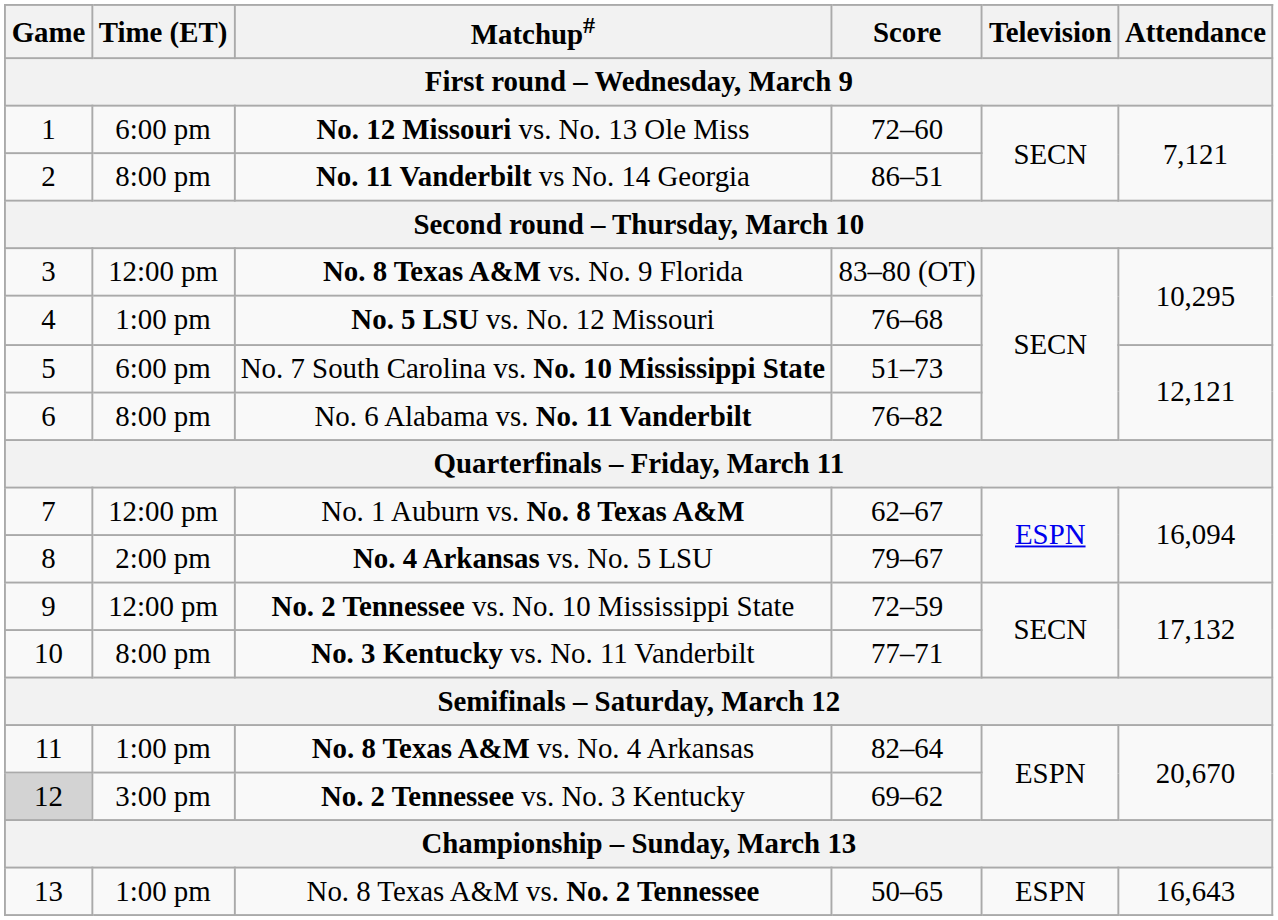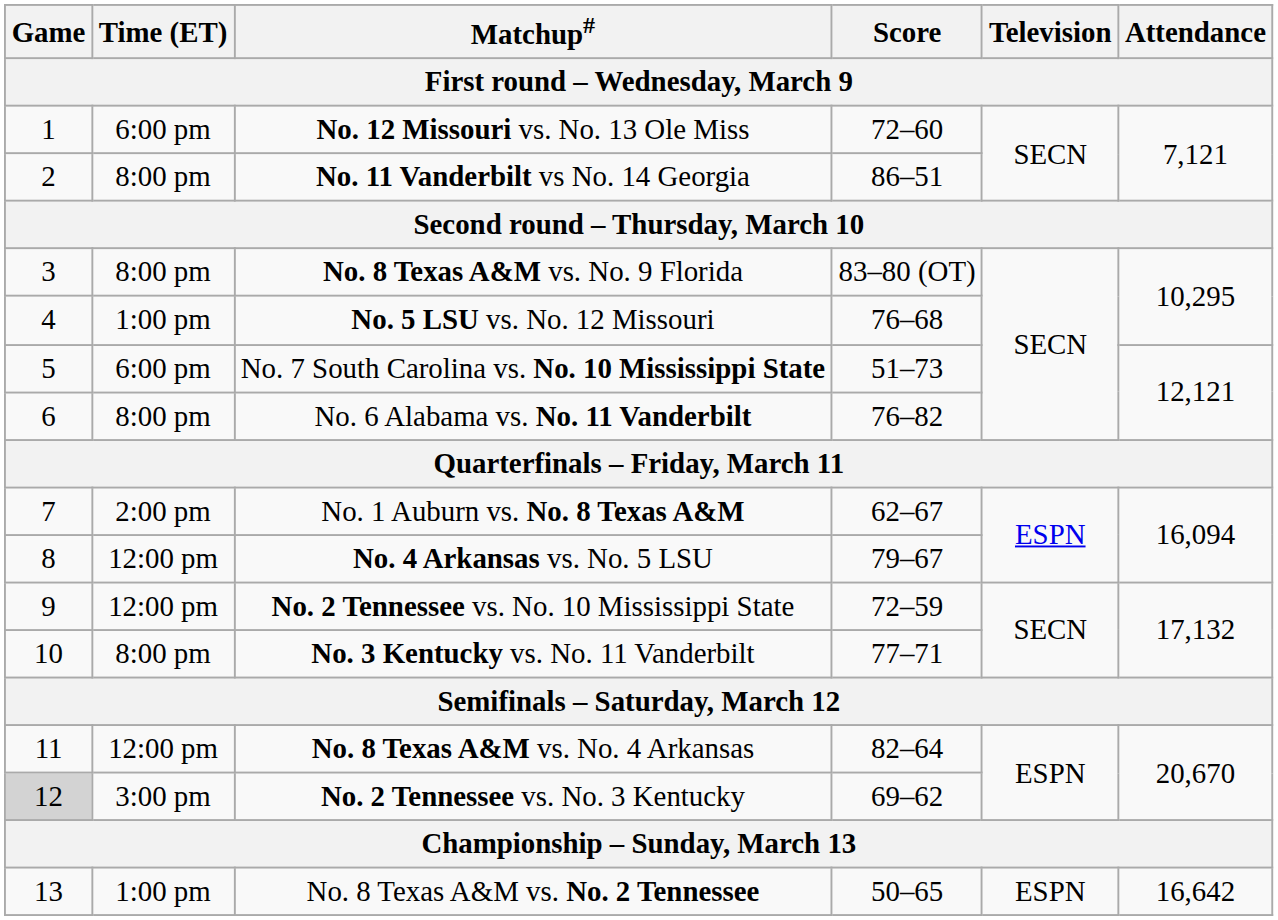(163, 272) 12:00 pm -> (163, 272) 8:00 pm
(163, 510) 12:00 pm -> (163, 510) 2:00 pm
(163, 558) 2:00 pm -> (163, 558) 12:00 pm
(163, 748) 1:00 pm -> (163, 748) 12:00 pm
(1195, 891) 16,643 -> (1195, 891) 16,642
